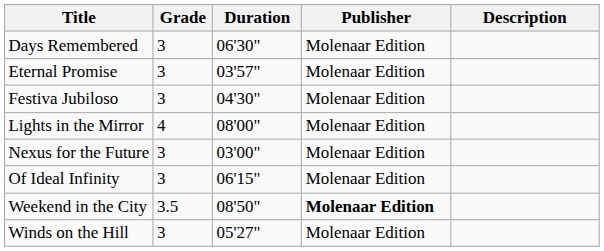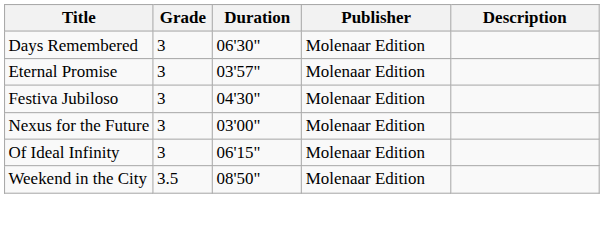- row: (76, 125)
(370, 206) bold -> (365, 179) normal
- row: (69, 233)
